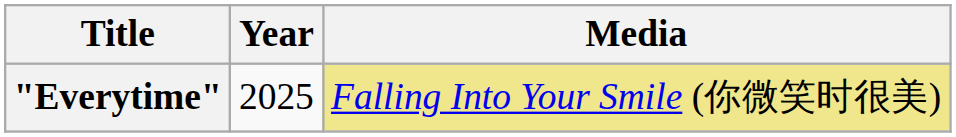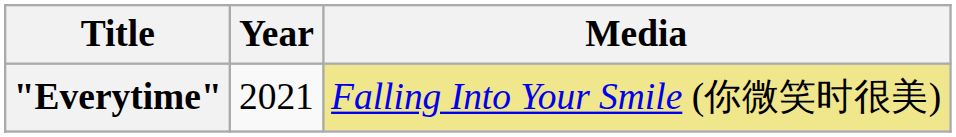(276, 97) 2025 -> (276, 97) 2021
